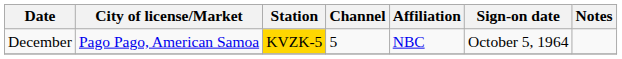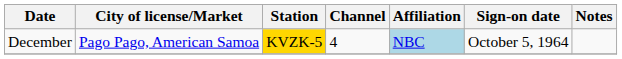(333, 41) 5 -> (333, 41) 4
(409, 41) no background -> (409, 41) lightblue background
